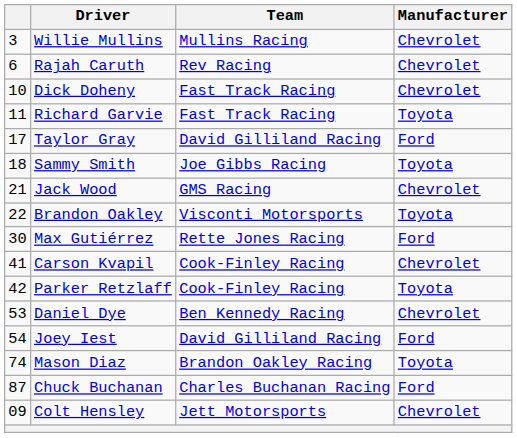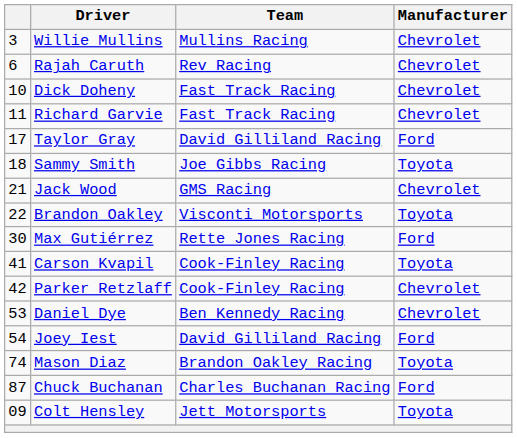(425, 116) Toyota -> (439, 116) Chevrolet
(439, 265) Chevrolet -> (425, 265) Toyota
(425, 289) Toyota -> (439, 289) Chevrolet
(439, 413) Chevrolet -> (425, 413) Toyota
